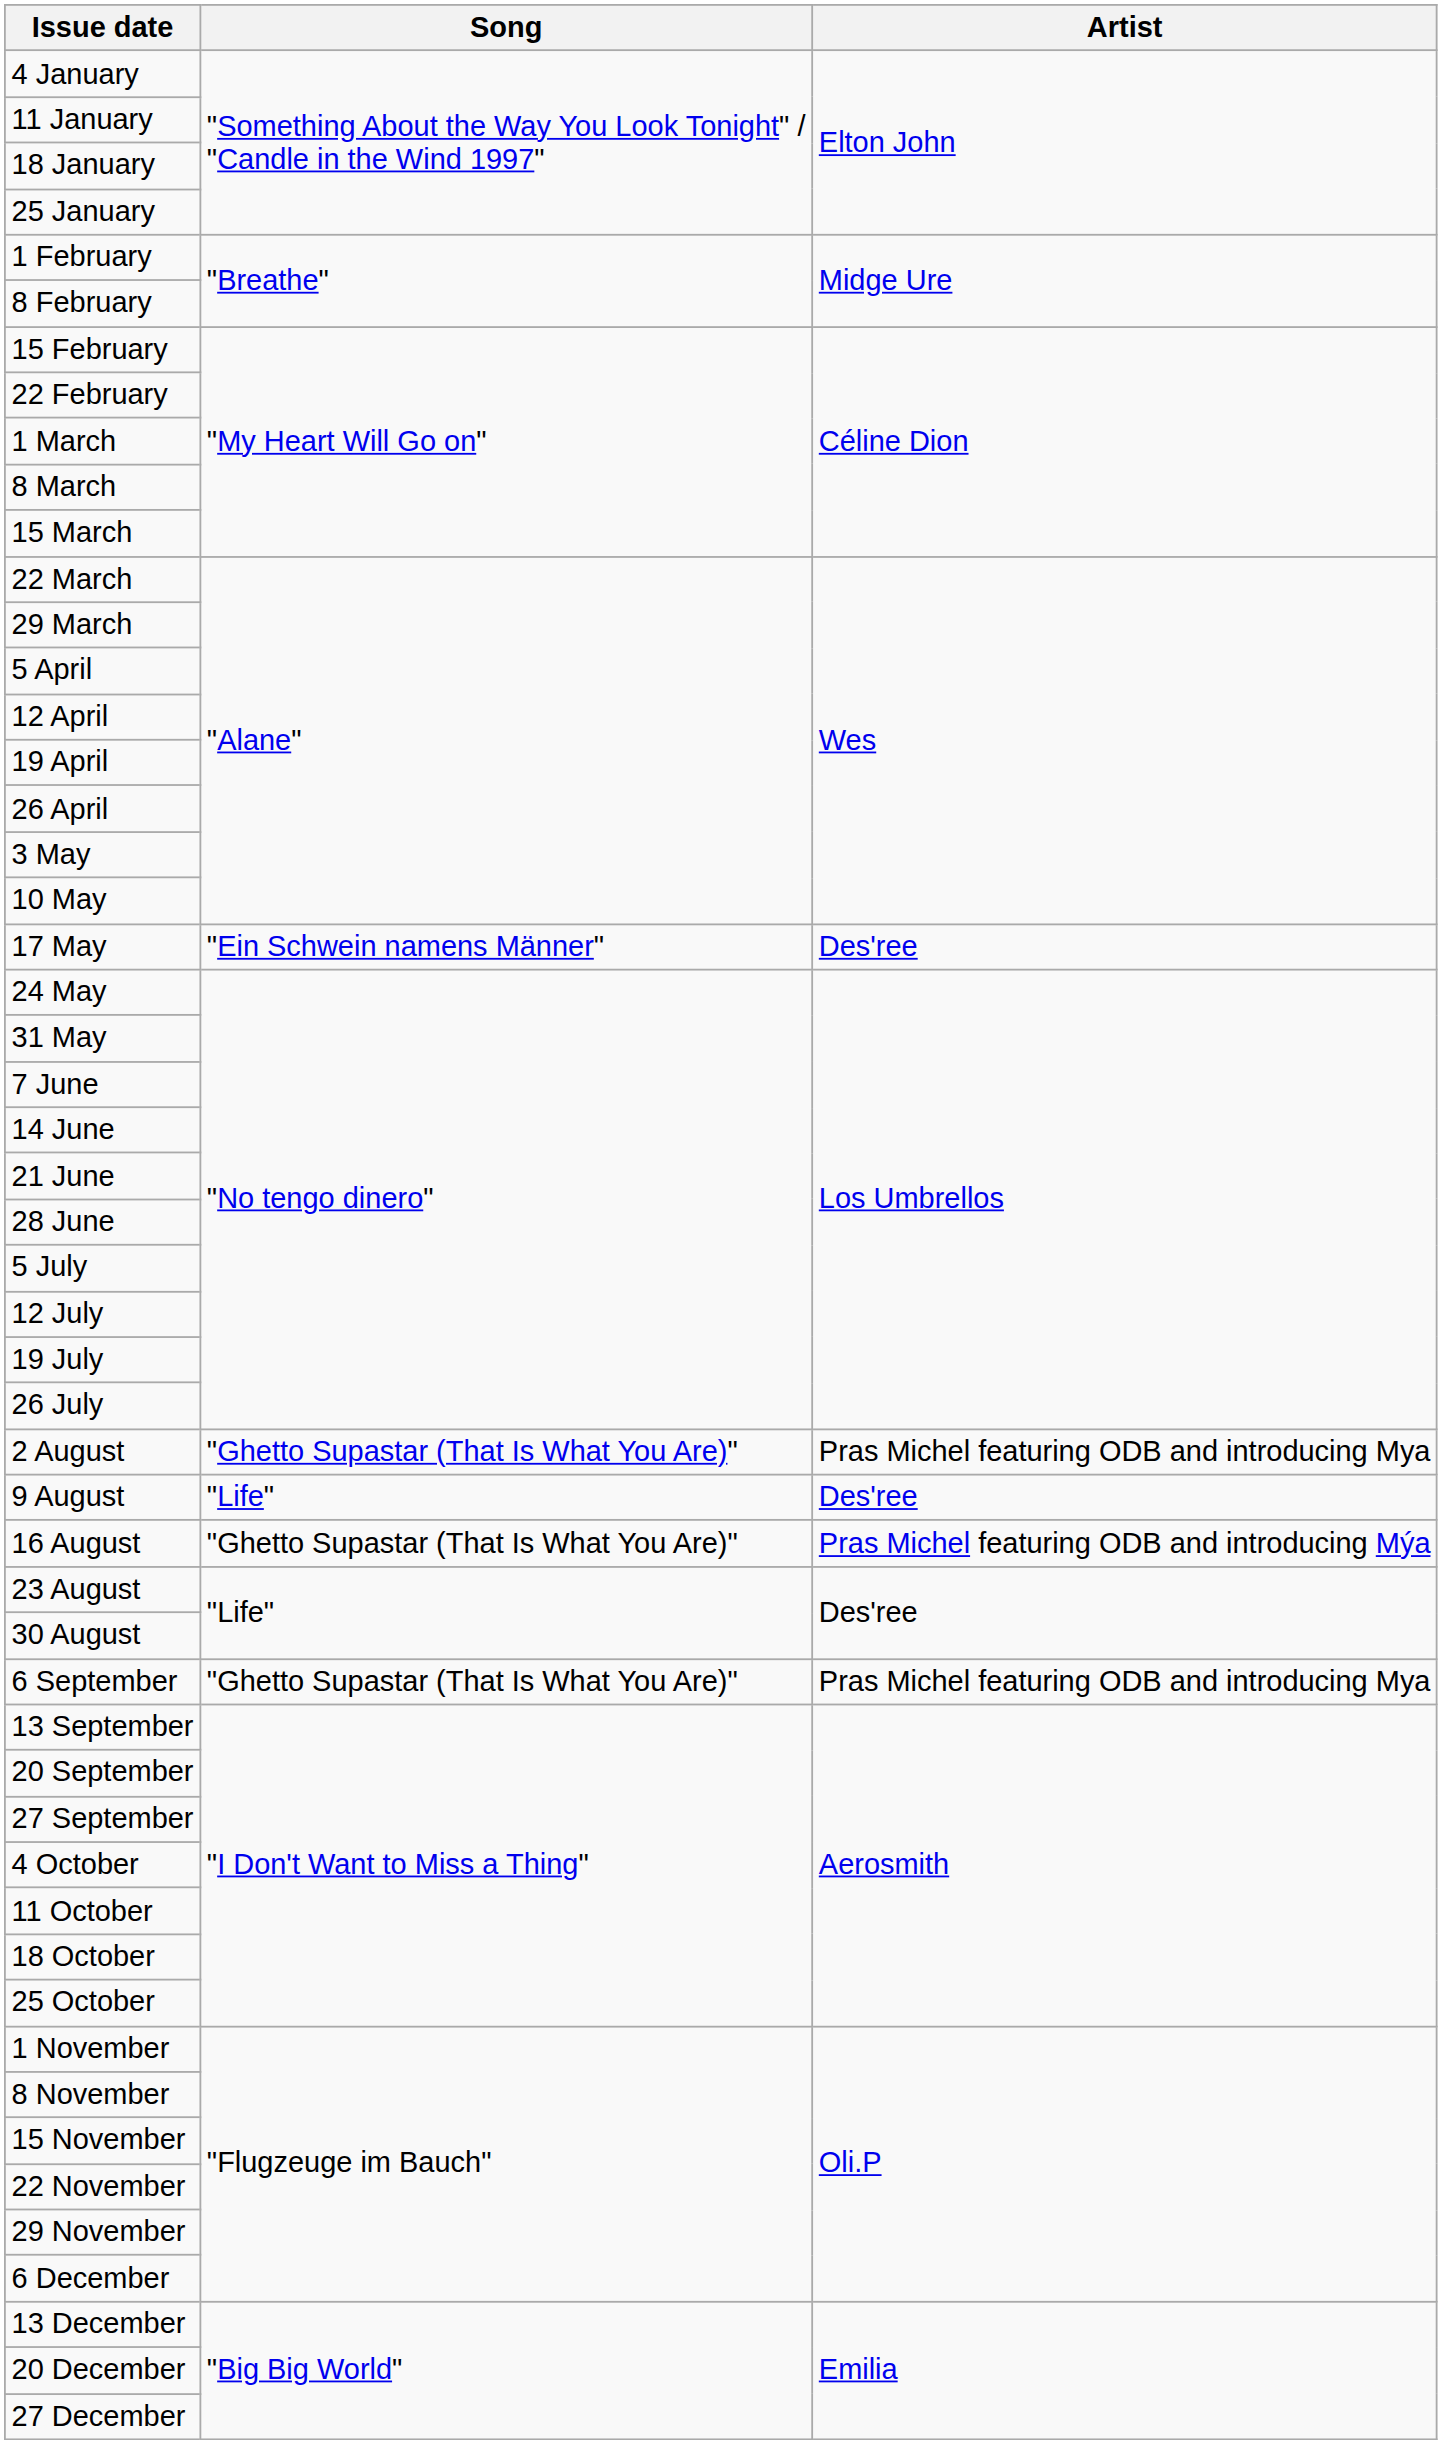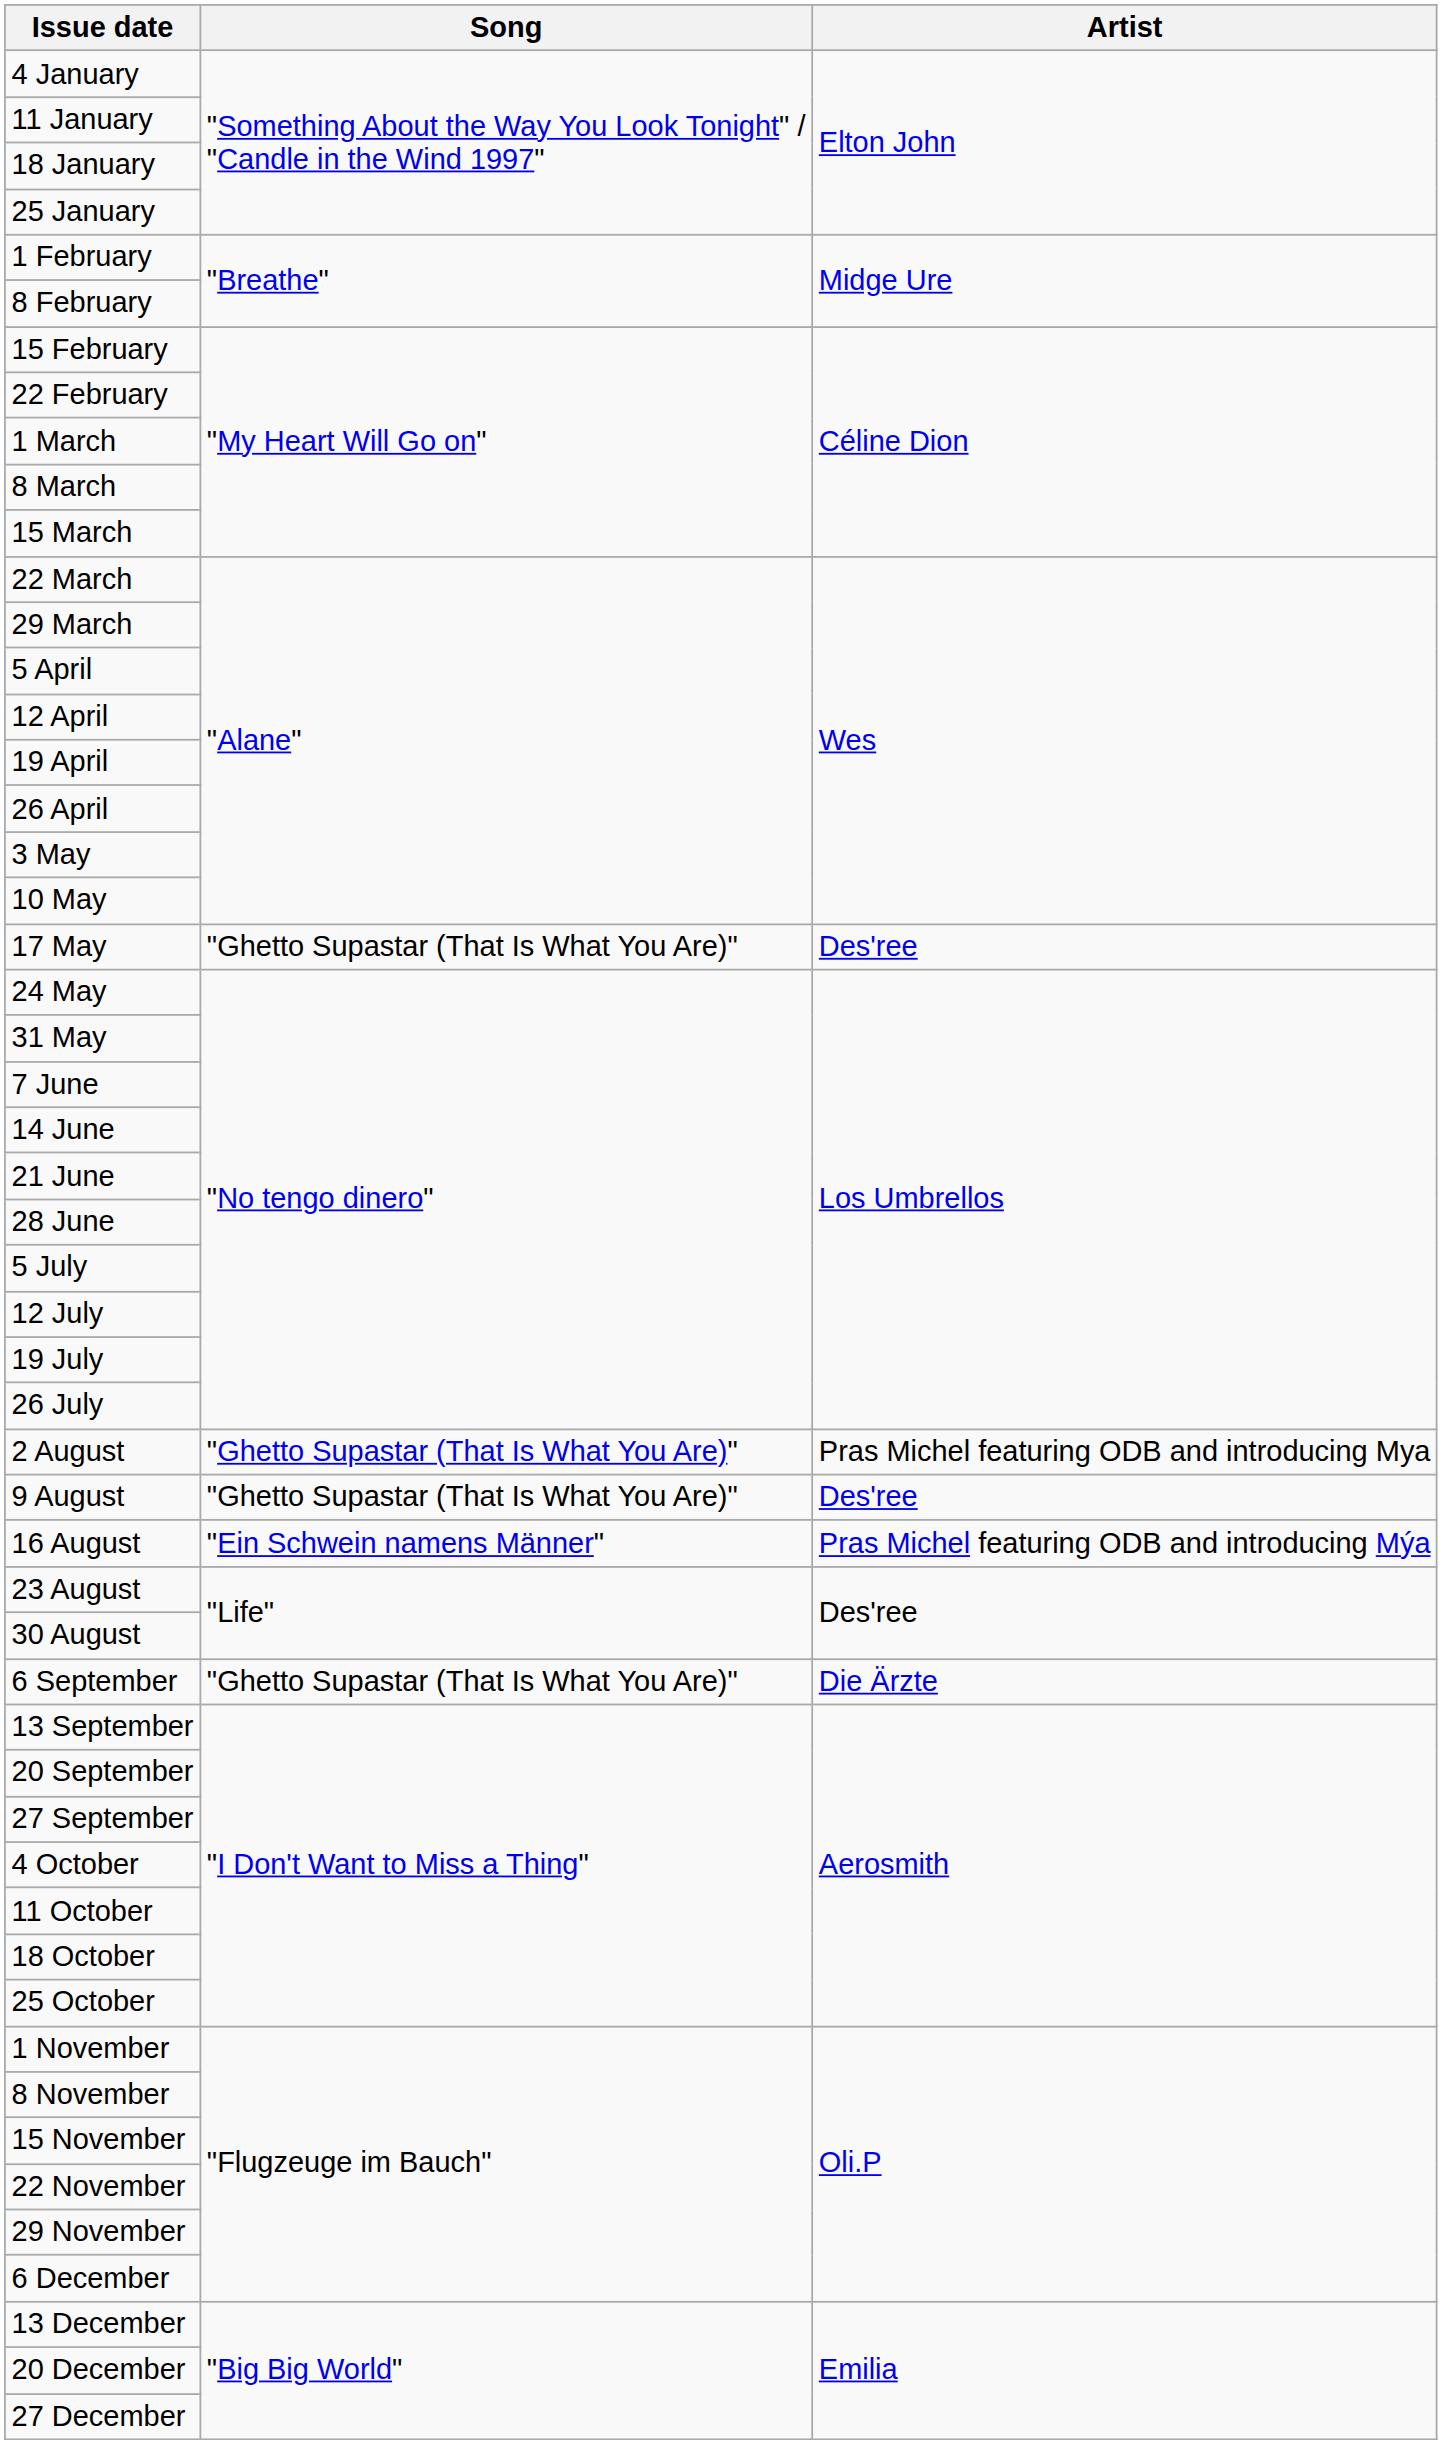(405, 946) "Ein Schwein namens Männer" -> (472, 946) "Ghetto Supastar (That Is What You Are)"
(241, 1497) "Life" -> (472, 1497) "Ghetto Supastar (That Is What You Are)"
(472, 1543) "Ghetto Supastar (That Is What You Are)" -> (405, 1543) "Ein Schwein namens Männer"
(1125, 1680) Pras Michel featuring ODB and introducing Mya -> (878, 1680) Die Ärzte
